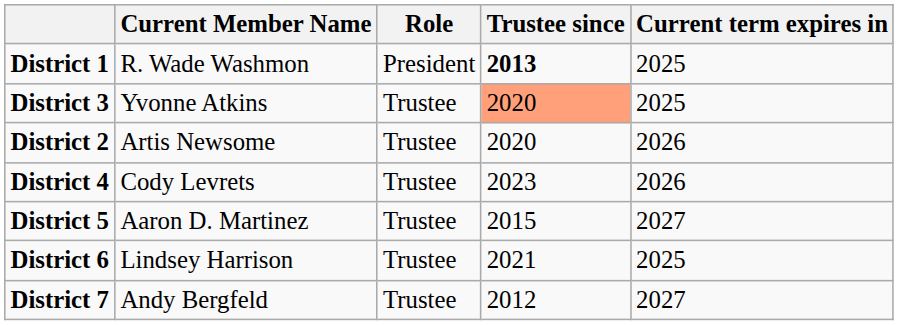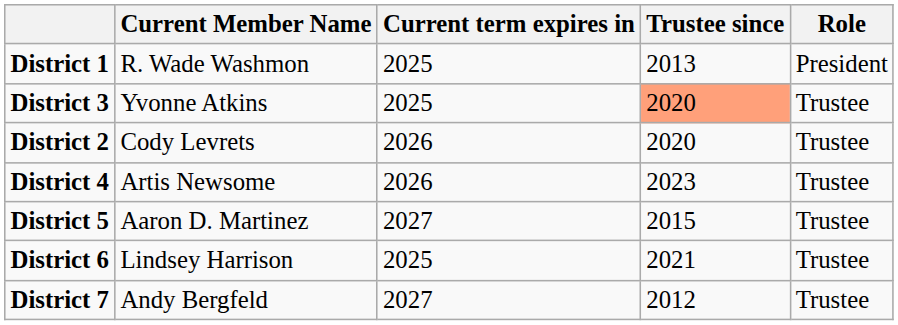columns swapped: (429, 24) <-> (762, 24)
(512, 63) bold -> (671, 63) normal
(198, 142) Artis Newsome -> (188, 142) Cody Levrets
(188, 181) Cody Levrets -> (198, 181) Artis Newsome
